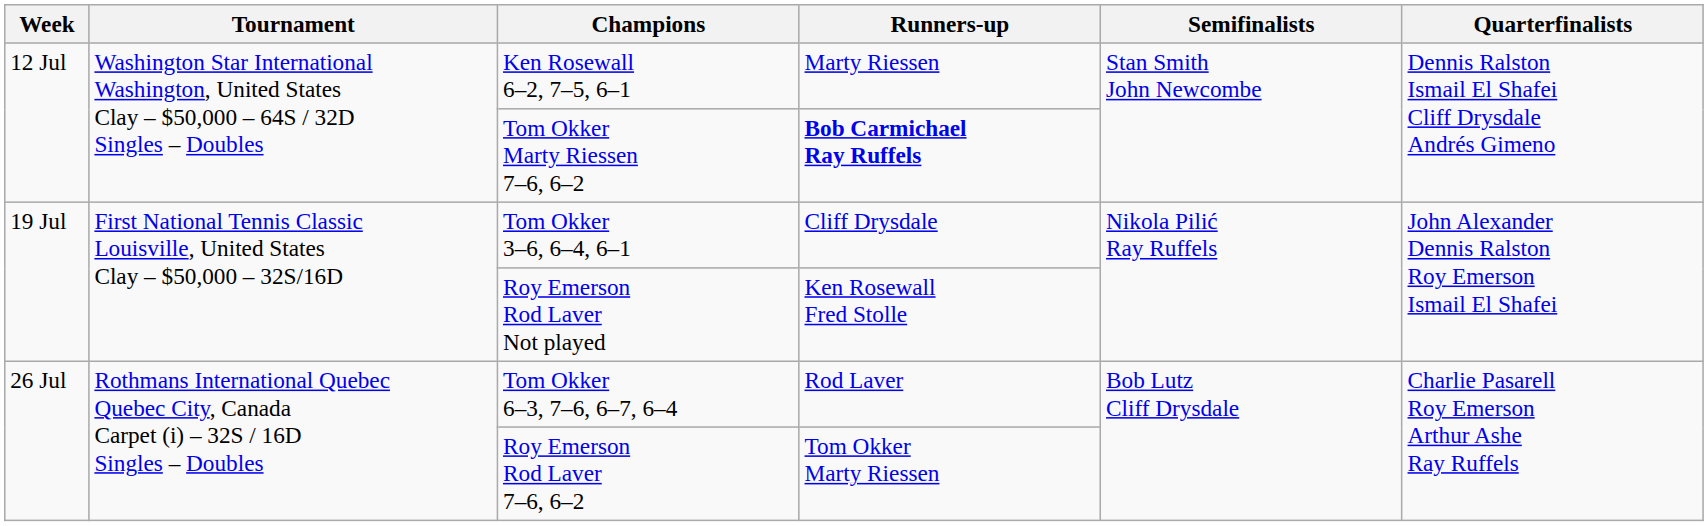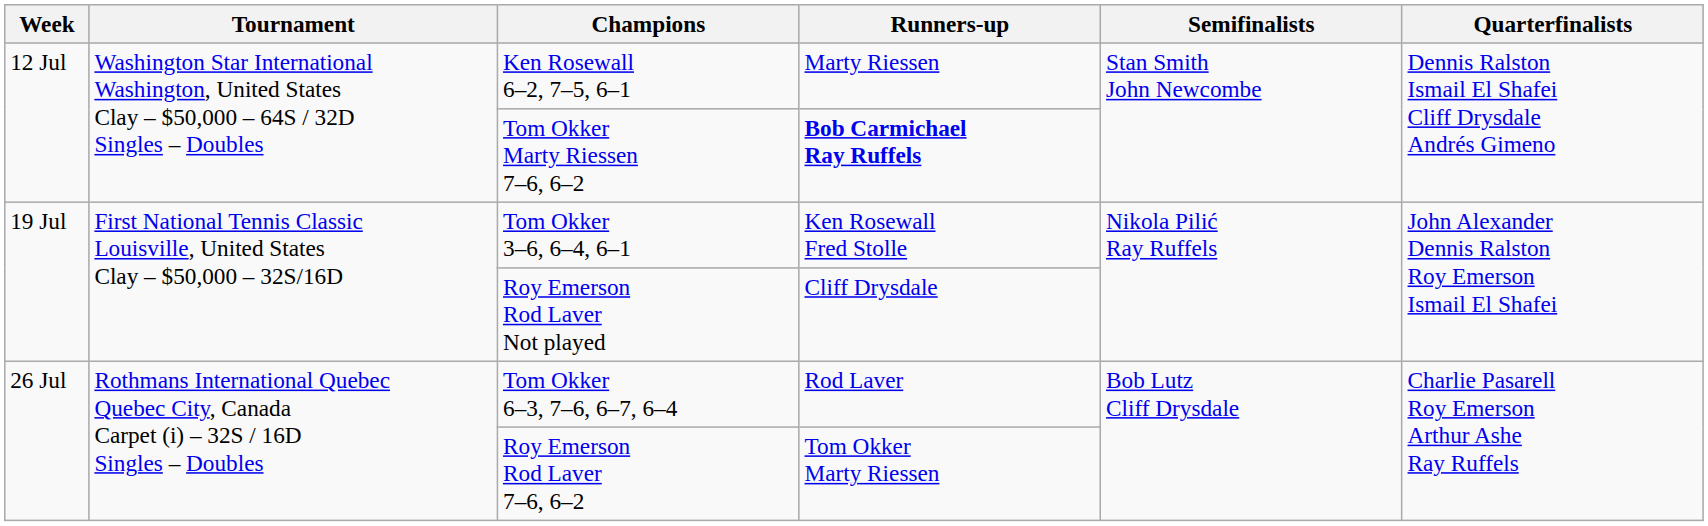(871, 221) Cliff Drysdale -> (870, 235) Ken Rosewall Fred Stolle
(870, 301) Ken Rosewall Fred Stolle -> (871, 287) Cliff Drysdale
